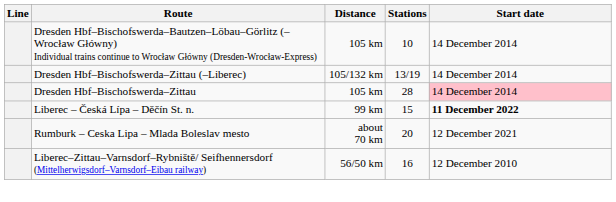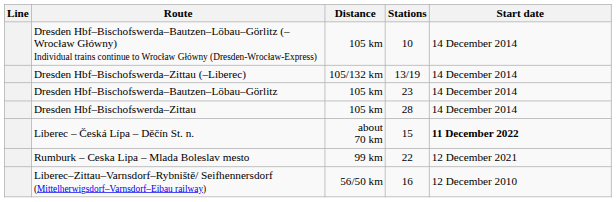+ row: (156, 91)
(474, 91) pink background -> (474, 109) no background
(369, 109) 99 km -> (369, 133) about 70 km
(369, 133) about 70 km -> (369, 157) 99 km
(407, 133) 20 -> (407, 157) 22
